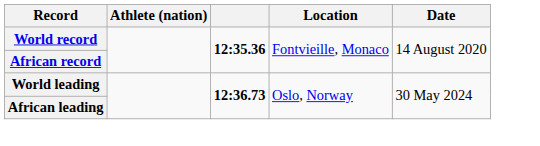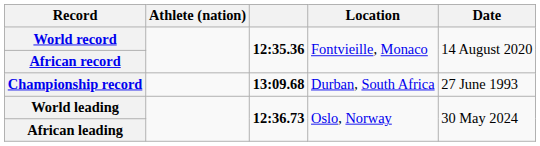+ row: (75, 84)
